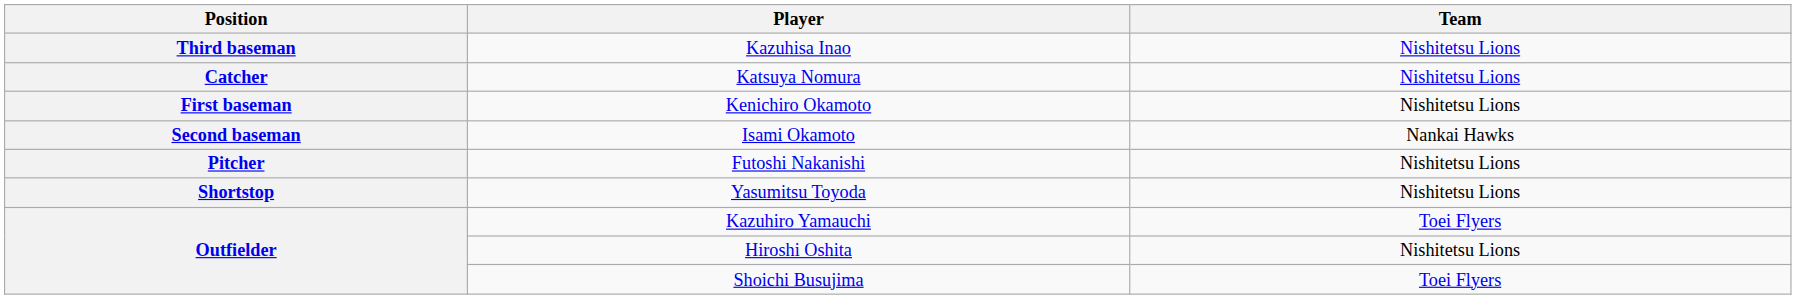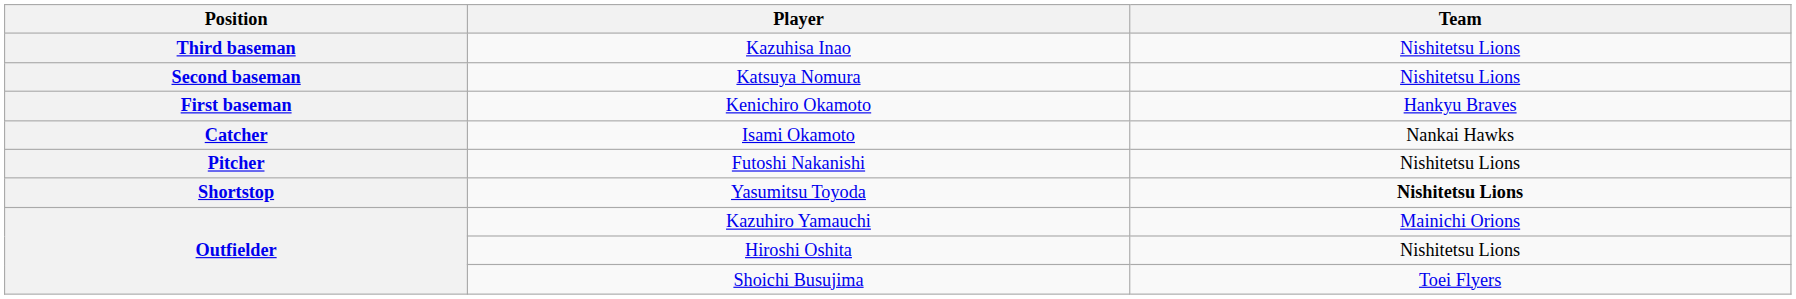(236, 76) Catcher -> (236, 76) Second baseman
(1460, 105) Nishitetsu Lions -> (1460, 105) Hankyu Braves
(236, 134) Second baseman -> (236, 134) Catcher
(1460, 192) normal -> (1460, 192) bold
(1460, 221) Toei Flyers -> (1460, 221) Mainichi Orions
